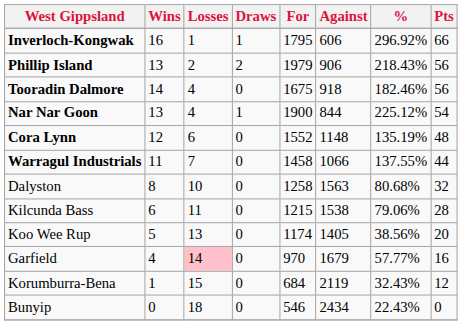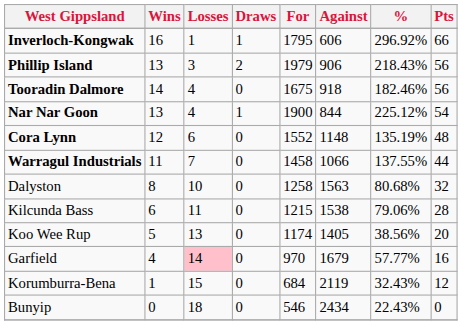(191, 64) 2 -> (191, 64) 3
